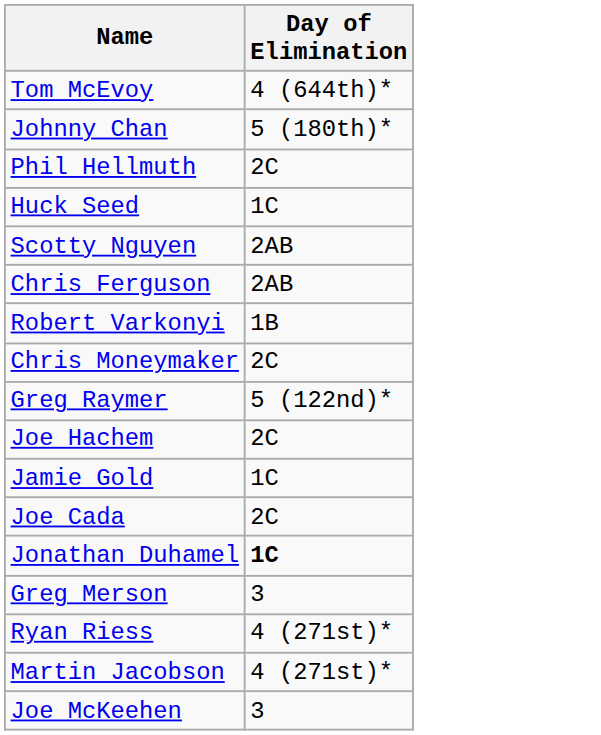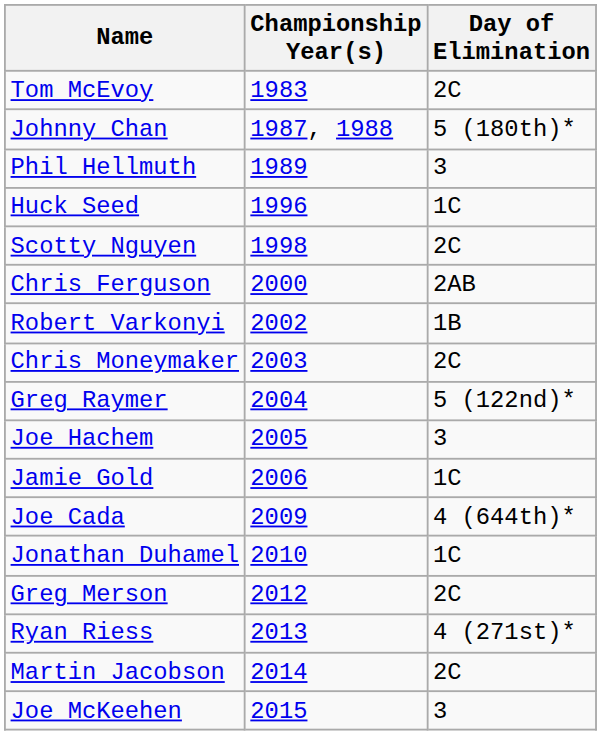+ column: (336, 38)
(322, 91) 4 (644th)* -> (447, 91) 2C
(265, 168) 2C -> (440, 168) 3
(272, 246) 2AB -> (447, 246) 2C
(265, 439) 2C -> (440, 439) 3
(265, 517) 2C -> (504, 517) 4 (644th)*
(265, 556) bold -> (447, 556) normal
(257, 595) 3 -> (447, 595) 2C
(322, 672) 4 (271st)* -> (447, 672) 2C
